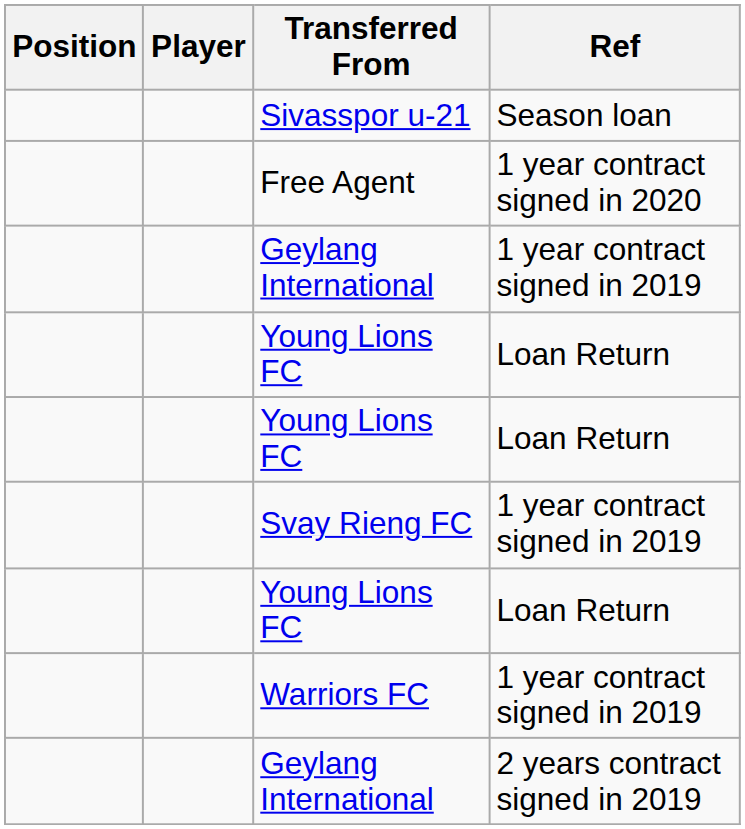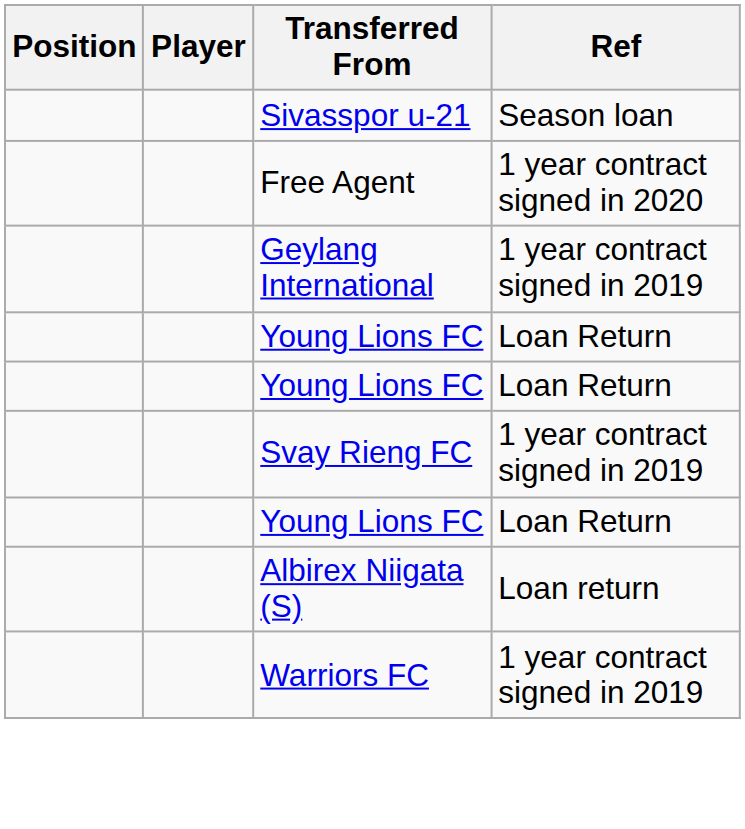+ row: (362, 588)
- row: (347, 780)
